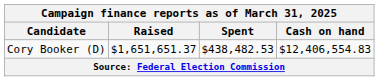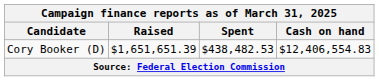(154, 49) $1,651,651.37 -> (154, 49) $1,651,651.39
